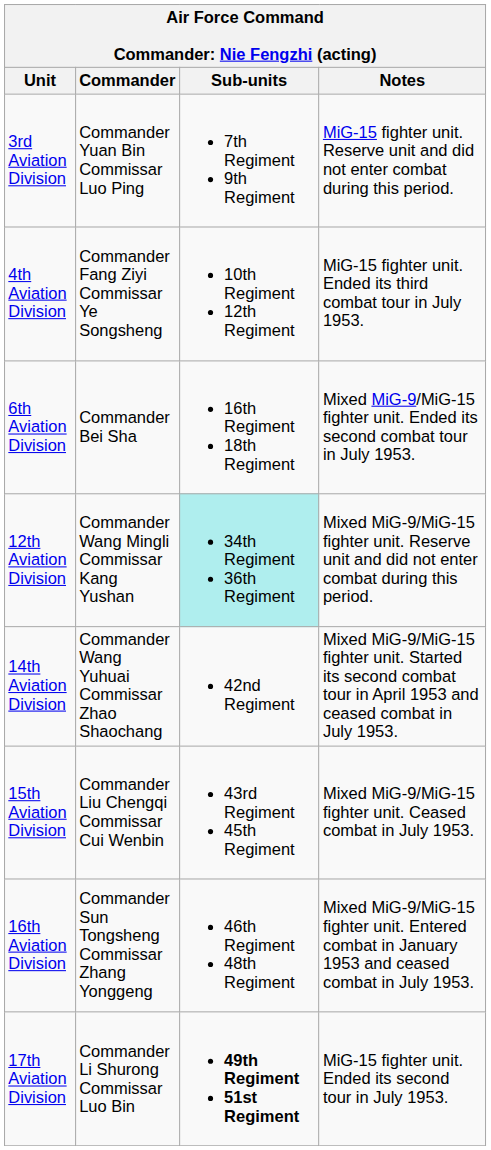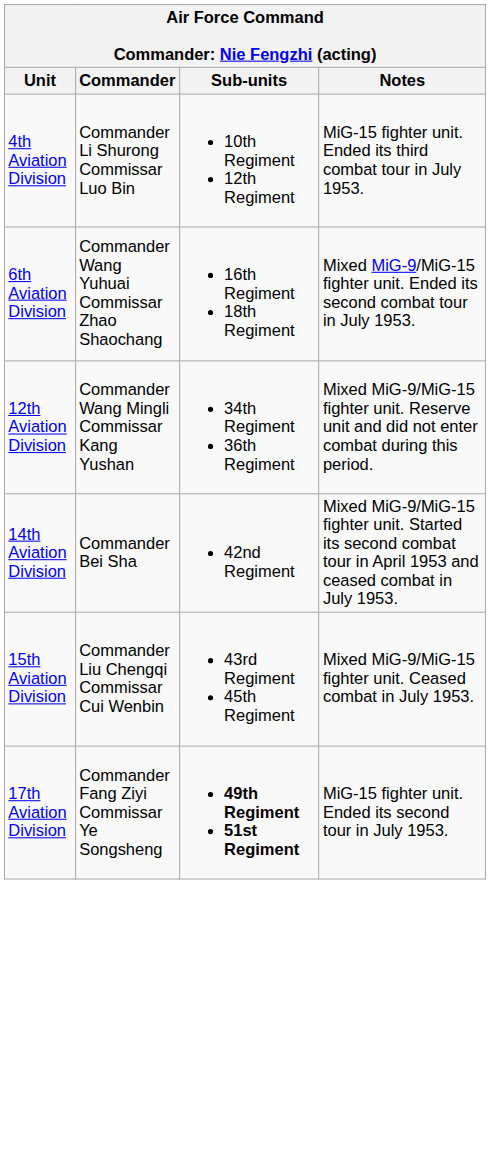- row: (37, 160)
(124, 293) Commander Fang Ziyi Commissar Ye Songsheng -> (124, 160) Commander Li Shurong Commissar Luo Bin
(124, 426) Commander Bei Sha -> (124, 293) Commander Wang Yuhuai Commissar Zhao Shaochang
(249, 570) paleturquoise background -> (249, 436) no background
(124, 686) Commander Wang Yuhuai Commissar Zhao Shaochang -> (124, 553) Commander Bei Sha
- row: (37, 945)
(124, 1078) Commander Li Shurong Commissar Luo Bin -> (124, 812) Commander Fang Ziyi Commissar Ye Songsheng
